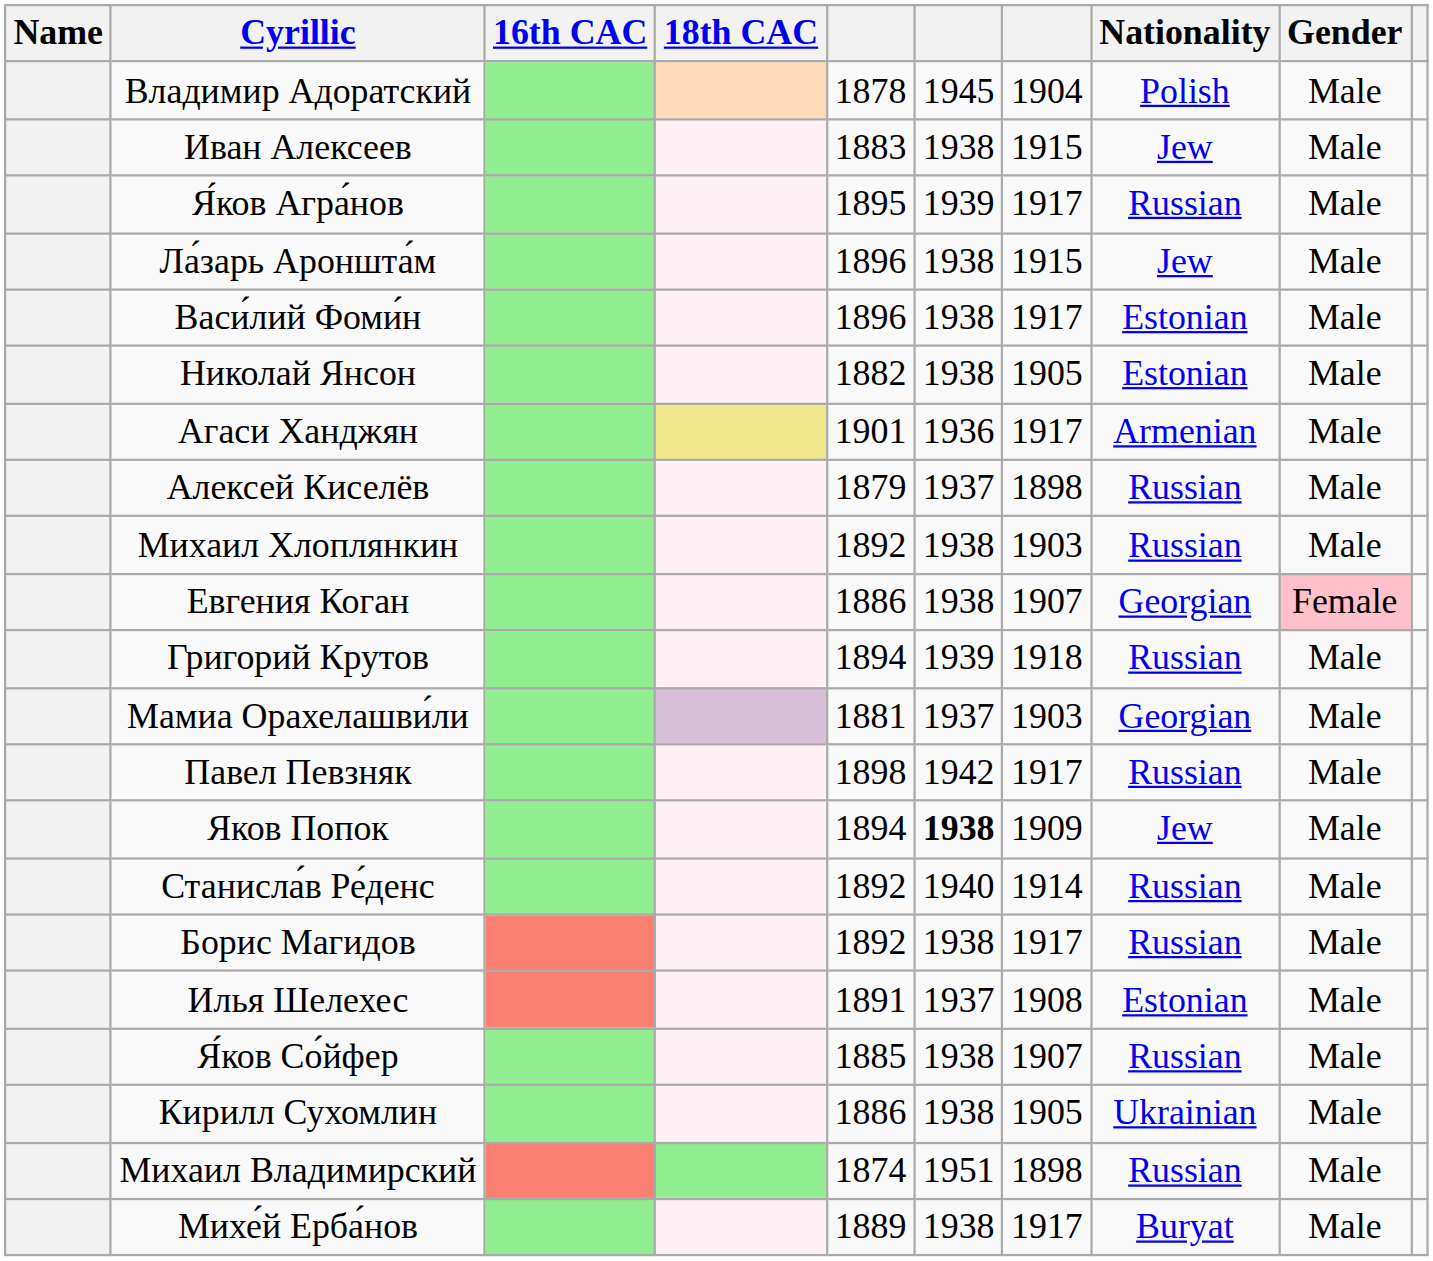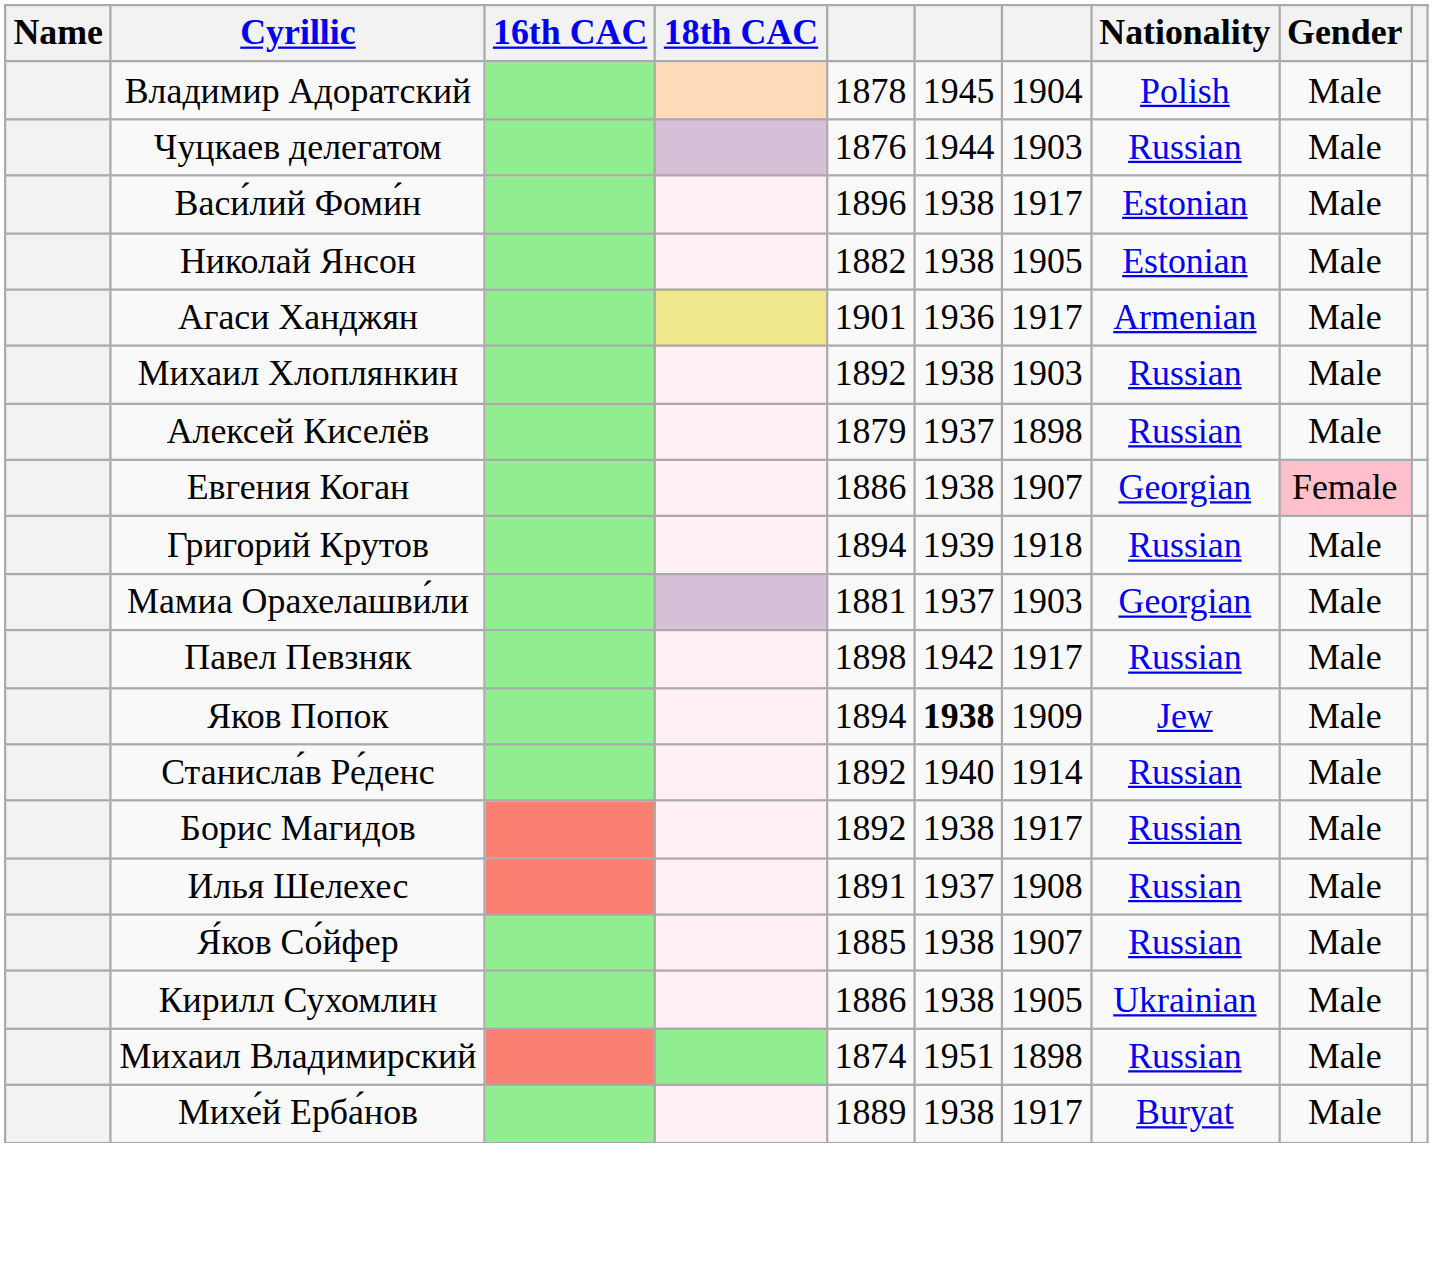- row: (298, 146)
- row: (298, 203)
- row: (298, 260)
+ row: (298, 146)
rows swapped: (298, 544) <-> (298, 487)
(1185, 999) Estonian -> (1185, 885) Russian
